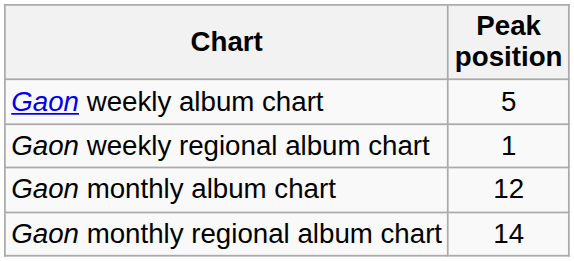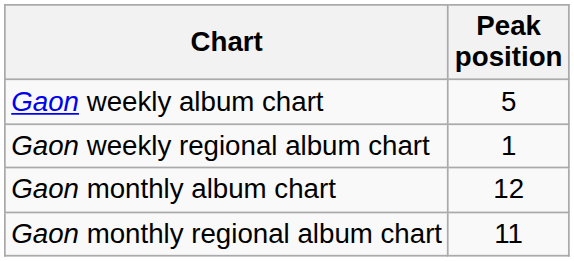(509, 233) 14 -> (509, 233) 11
